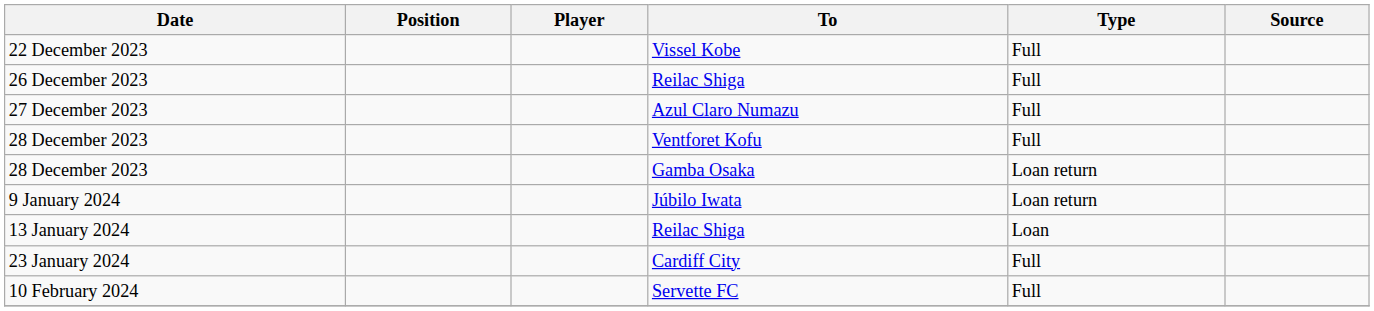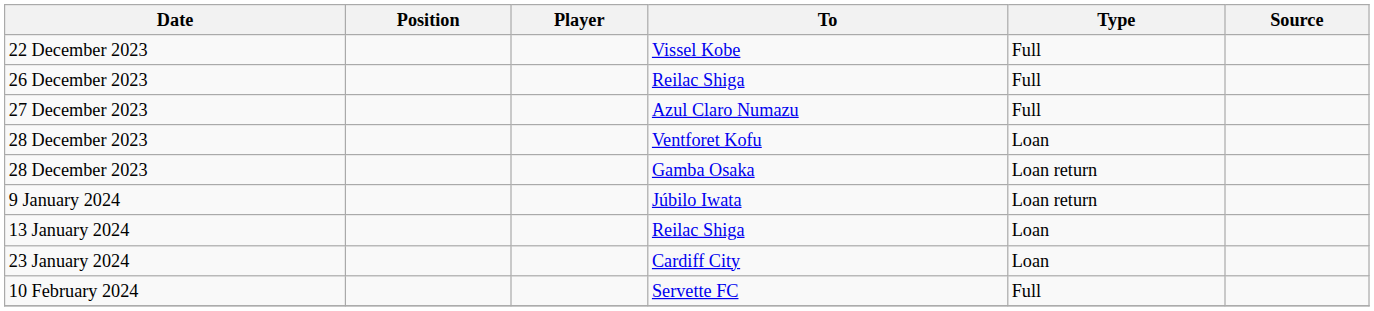(1026, 140) Full -> (1030, 140) Loan
(1026, 260) Full -> (1030, 260) Loan
